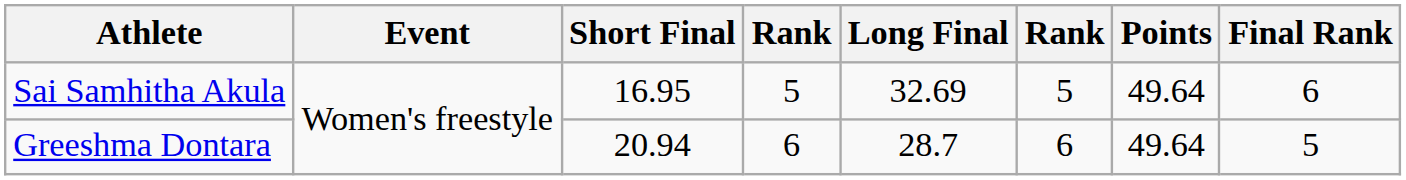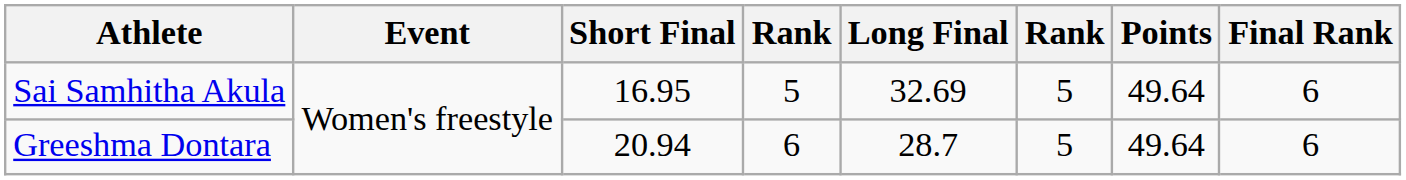(1065, 146) 6 -> (1065, 146) 5
(1310, 146) 5 -> (1310, 146) 6
